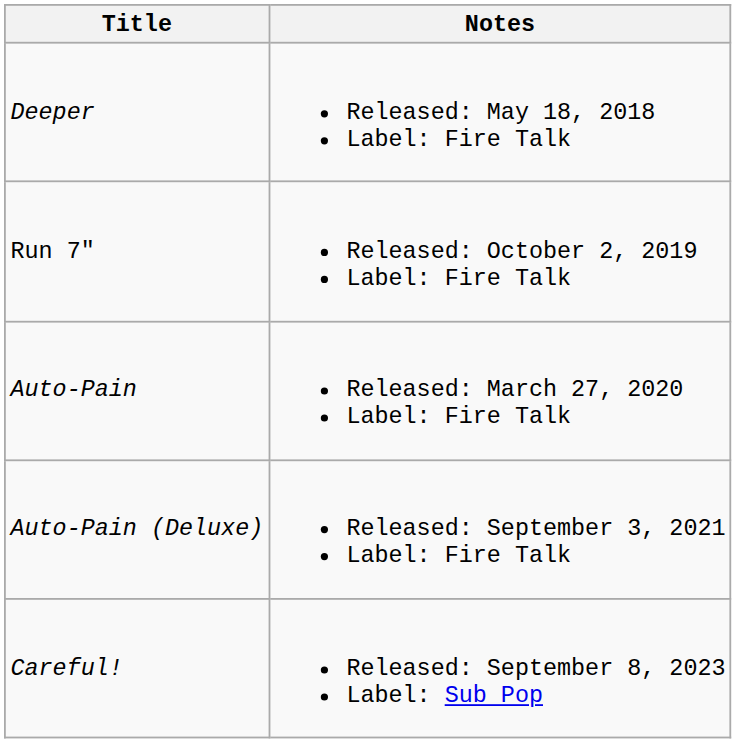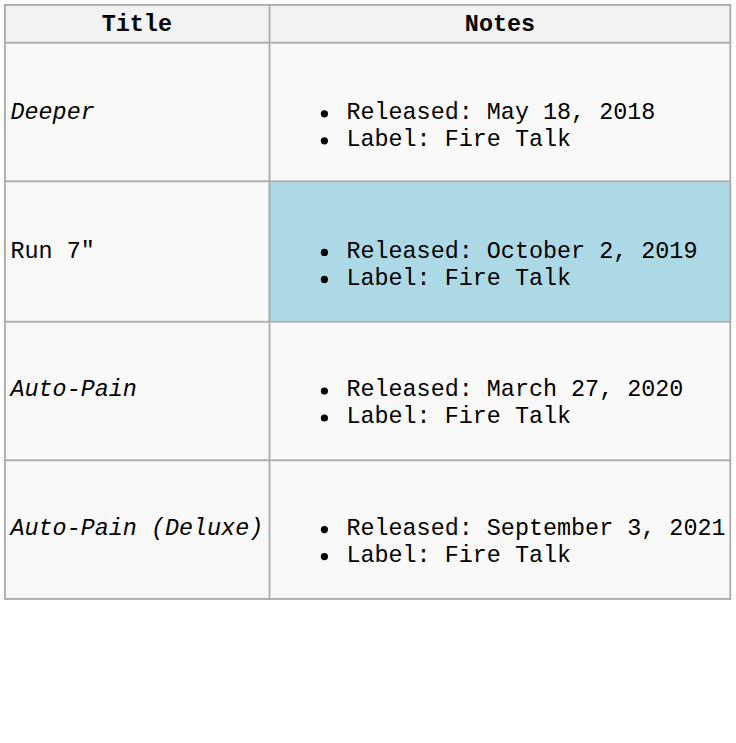(500, 265) no background -> (500, 265) lightblue background
- row: (67, 668)
